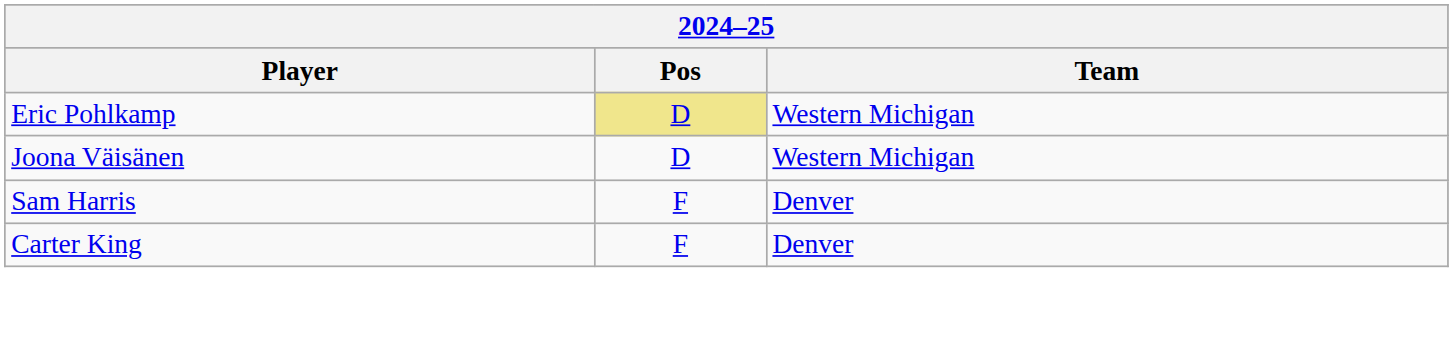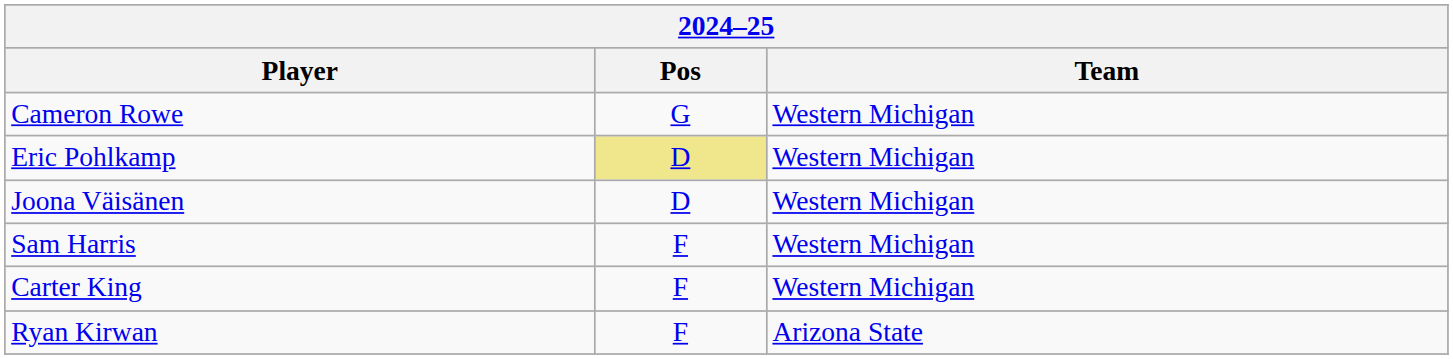+ row: (97, 113)
(813, 200) Denver -> (873, 244) Western Michigan
(813, 244) Denver -> (873, 288) Western Michigan
+ row: (84, 331)
